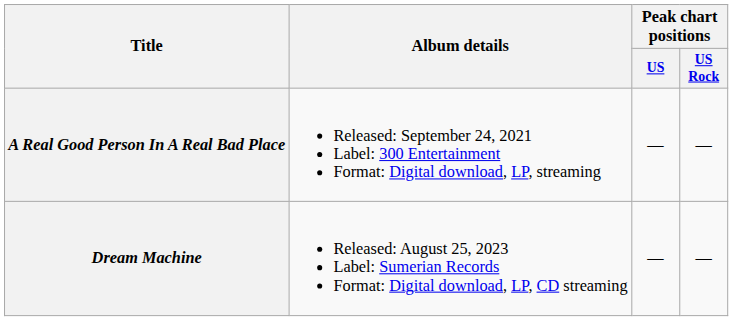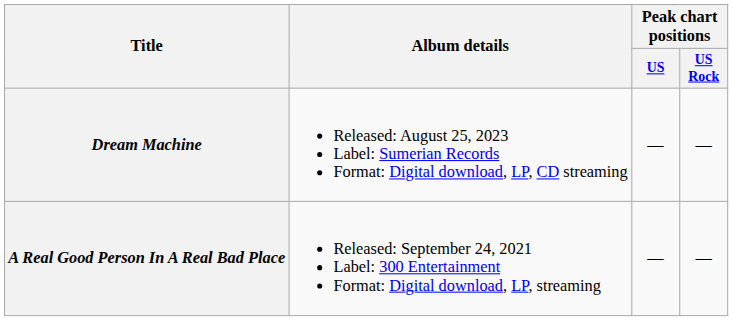rows swapped: (147, 144) <-> (147, 258)
